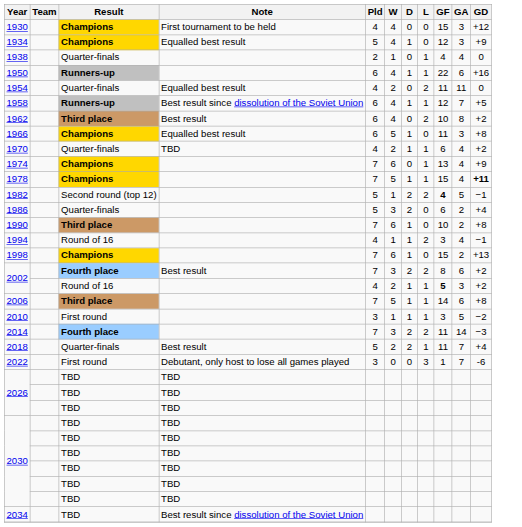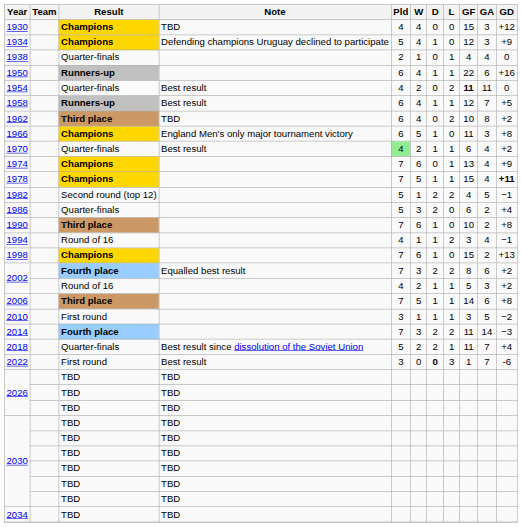(218, 27) First tournament to be held -> (171, 27) TBD
(203, 42) Equalled best result -> (275, 42) Defending champions Uruguay declined to participate
(203, 88) Equalled best result -> (184, 88) Best result
(443, 88) normal -> (469, 88) bold
(262, 103) Best result since dissolution of the Soviet Union -> (184, 103) Best result
(184, 118) Best result -> (171, 118) TBD
(203, 133) Equalled best result -> (257, 133) England Men's only major tournament victory
(171, 149) TBD -> (184, 149) Best result
(375, 149) no background -> (401, 149) lightgreen background
(443, 194) bold -> (469, 194) normal
(184, 270) Best result -> (203, 270) Equalled best result
(443, 286) bold -> (469, 286) normal
(184, 347) Best result -> (262, 347) Best result since dissolution of the Soviet Union
(255, 362) Debutant, only host to lose all games played -> (184, 362) Best result
(409, 362) normal -> (435, 362) bold
(262, 514) Best result since dissolution of the Soviet Union -> (171, 514) TBD
